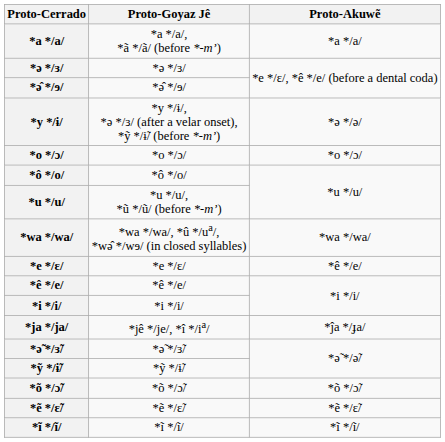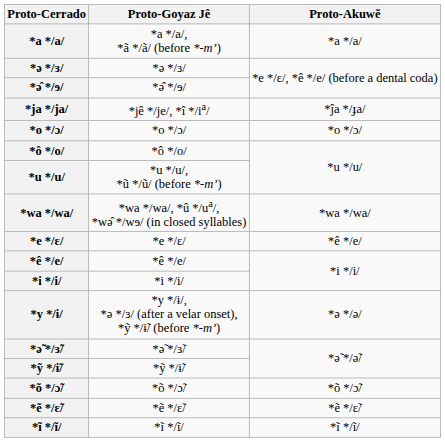rows swapped: (47, 121) <-> (47, 327)
